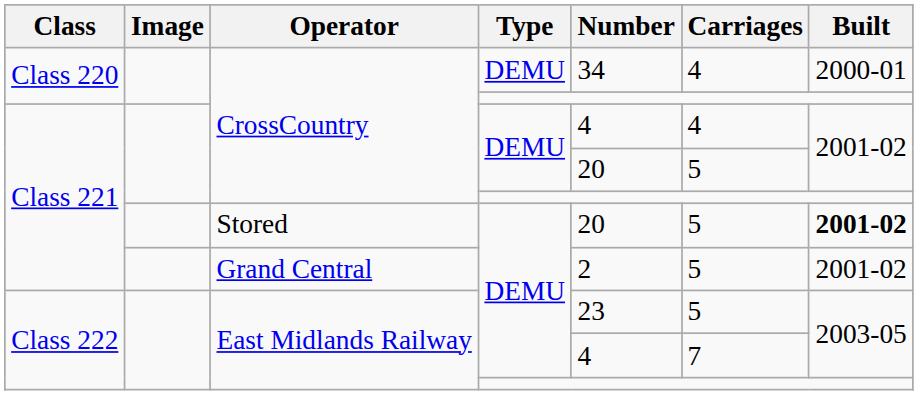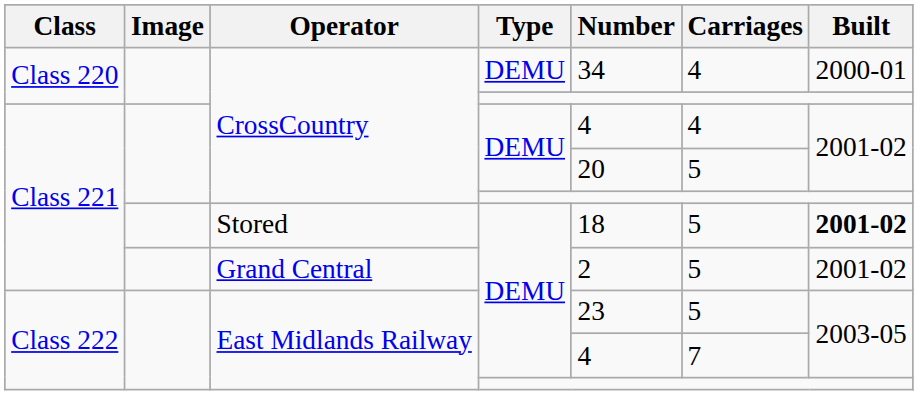(591, 224) 20 -> (591, 224) 18
